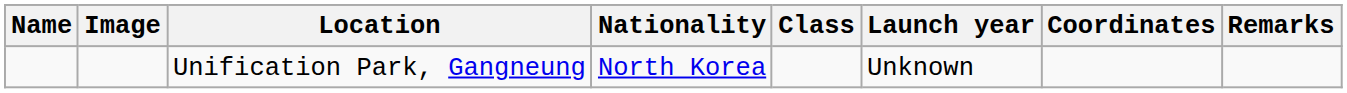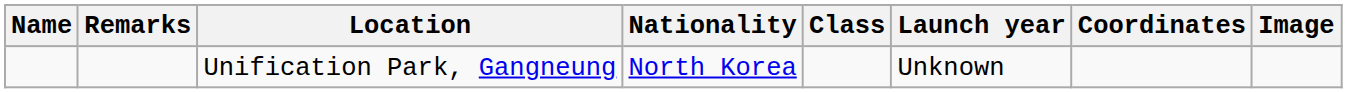columns swapped: (123, 26) <-> (1281, 26)
